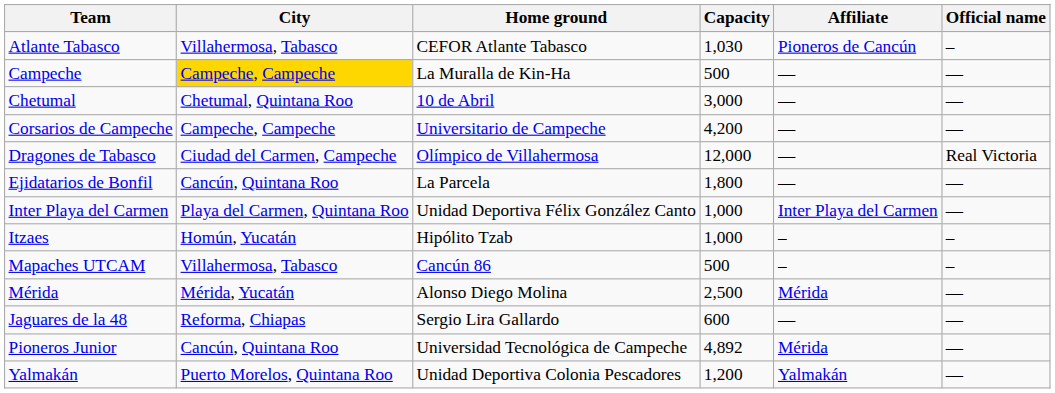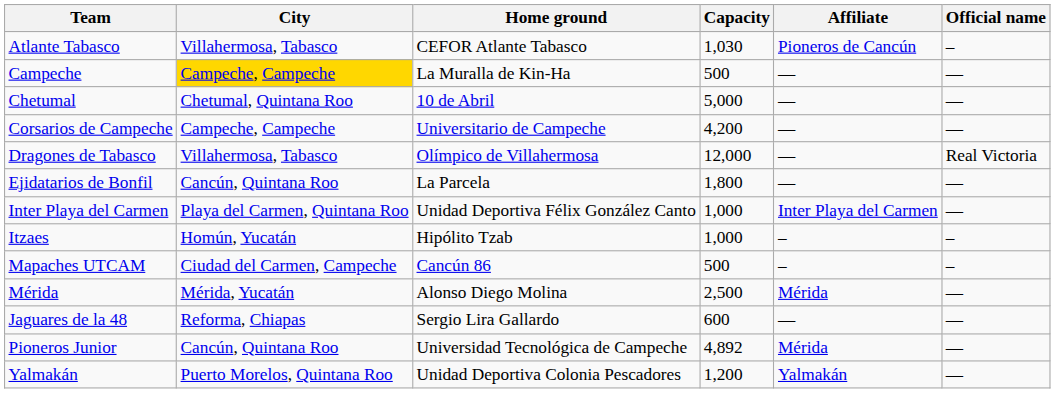(723, 100) 3,000 -> (723, 100) 5,000
(289, 155) Ciudad del Carmen, Campeche -> (259, 155) Villahermosa, Tabasco
(259, 264) Villahermosa, Tabasco -> (289, 264) Ciudad del Carmen, Campeche
